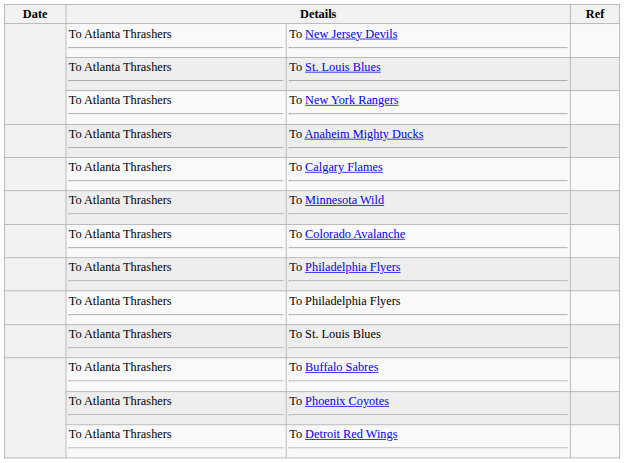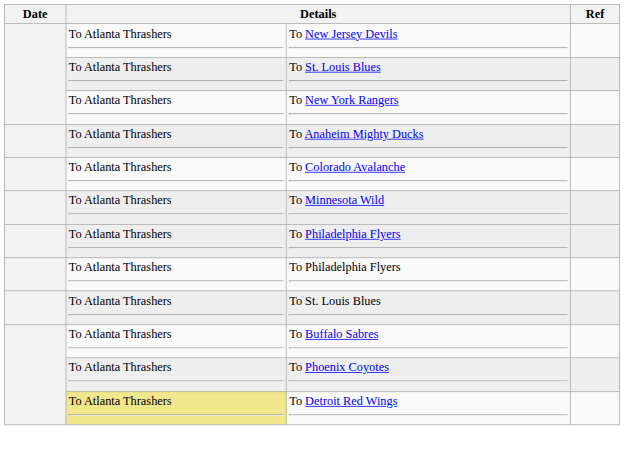- row: (35, 174)
rows swapped: (35, 208) <-> (35, 241)
(176, 438) no background -> (176, 405) khaki background
